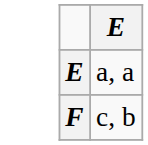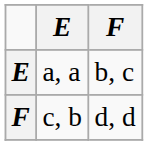+ column: (115, 27)
